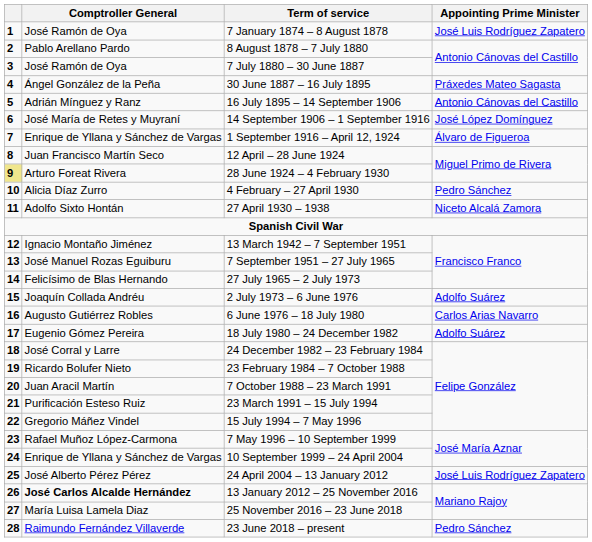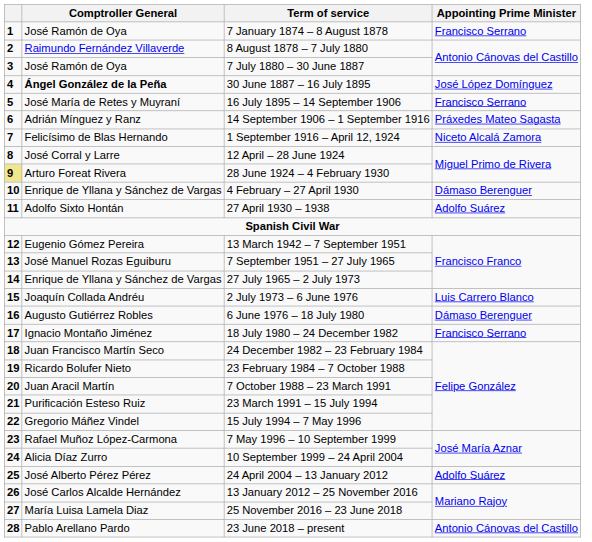(510, 31) José Luis Rodríguez Zapatero -> (481, 31) Francisco Serrano
(77, 48) Pablo Arellano Pardo -> (104, 48) Raimundo Fernández Villaverde
(92, 84) normal -> (96, 84) bold
(498, 84) Práxedes Mateo Sagasta -> (494, 84) José López Domínguez
(83, 102) Adrián Mínguez y Ranz -> (102, 102) José María de Retes y Muyraní
(506, 102) Antonio Cánovas del Castillo -> (481, 102) Francisco Serrano
(102, 119) José María de Retes y Muyraní -> (83, 119) Adrián Mínguez y Ranz
(494, 119) José López Domínguez -> (498, 119) Práxedes Mateo Sagasta
(123, 137) Enrique de Yllana y Sánchez de Vargas -> (96, 137) Felicísimo de Blas Hernando
(482, 137) Álvaro de Figueroa -> (488, 137) Niceto Alcalá Zamora
(94, 155) Juan Francisco Martín Seco -> (72, 155) José Corral y Larre
(66, 191) Alicia Díaz Zurro -> (123, 191) Enrique de Yllana y Sánchez de Vargas
(473, 191) Pedro Sánchez -> (483, 191) Dámaso Berenguer
(488, 208) Niceto Alcalá Zamora -> (470, 208) Adolfo Suárez
(88, 244) Ignacio Montaño Jiménez -> (84, 244) Eugenio Gómez Pereira
(96, 279) Felicísimo de Blas Hernando -> (123, 279) Enrique de Yllana y Sánchez de Vargas
(470, 297) Adolfo Suárez -> (484, 297) Luis Carrero Blanco
(486, 315) Carlos Arias Navarro -> (483, 315) Dámaso Berenguer
(84, 333) Eugenio Gómez Pereira -> (88, 333) Ignacio Montaño Jiménez
(470, 333) Adolfo Suárez -> (481, 333) Francisco Serrano
(72, 350) José Corral y Larre -> (94, 350) Juan Francisco Martín Seco
(123, 457) Enrique de Yllana y Sánchez de Vargas -> (66, 457) Alicia Díaz Zurro
(510, 475) José Luis Rodríguez Zapatero -> (470, 475) Adolfo Suárez
(108, 492) bold -> (103, 492) normal
(104, 528) Raimundo Fernández Villaverde -> (77, 528) Pablo Arellano Pardo
(473, 528) Pedro Sánchez -> (506, 528) Antonio Cánovas del Castillo
